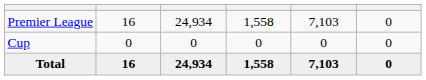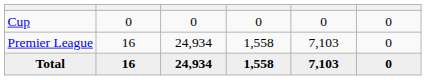rows swapped: (50, 21) <-> (19, 42)
